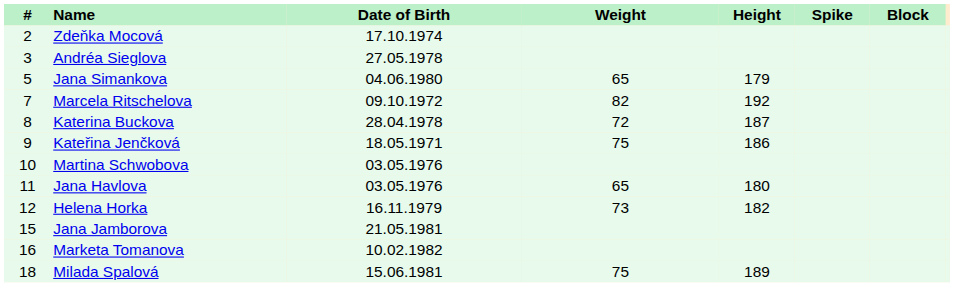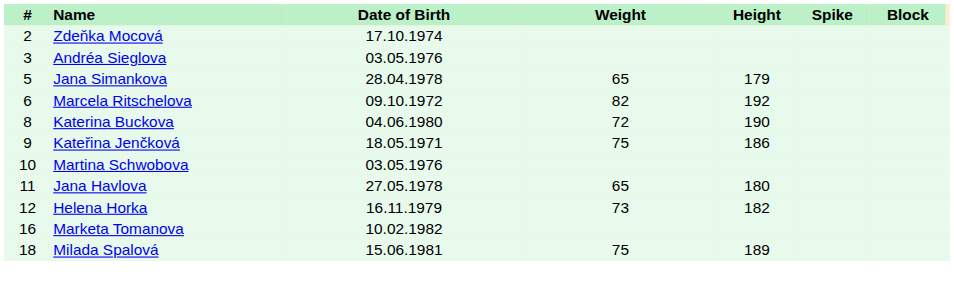(404, 58) 27.05.1978 -> (404, 58) 03.05.1976
(404, 79) 04.06.1980 -> (404, 79) 28.04.1978
(28, 100) 7 -> (28, 100) 6
(404, 122) 28.04.1978 -> (404, 122) 04.06.1980
(757, 122) 187 -> (757, 122) 190
(404, 186) 03.05.1976 -> (404, 186) 27.05.1978
- row: (110, 229)
